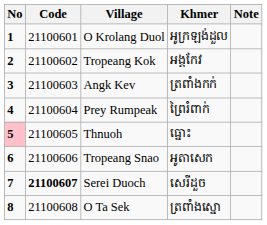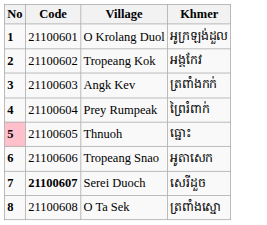- column: (246, 14)
